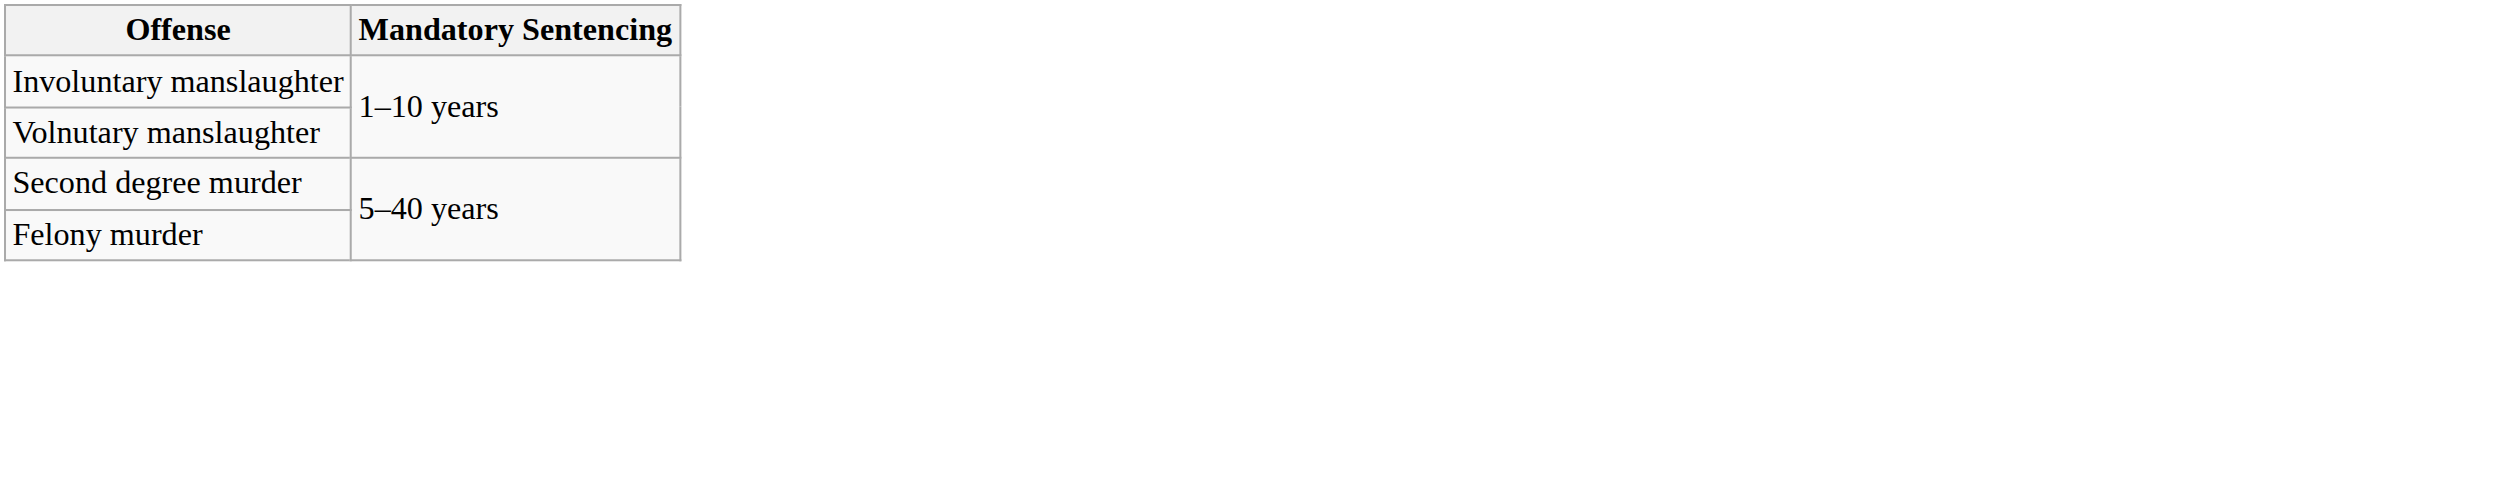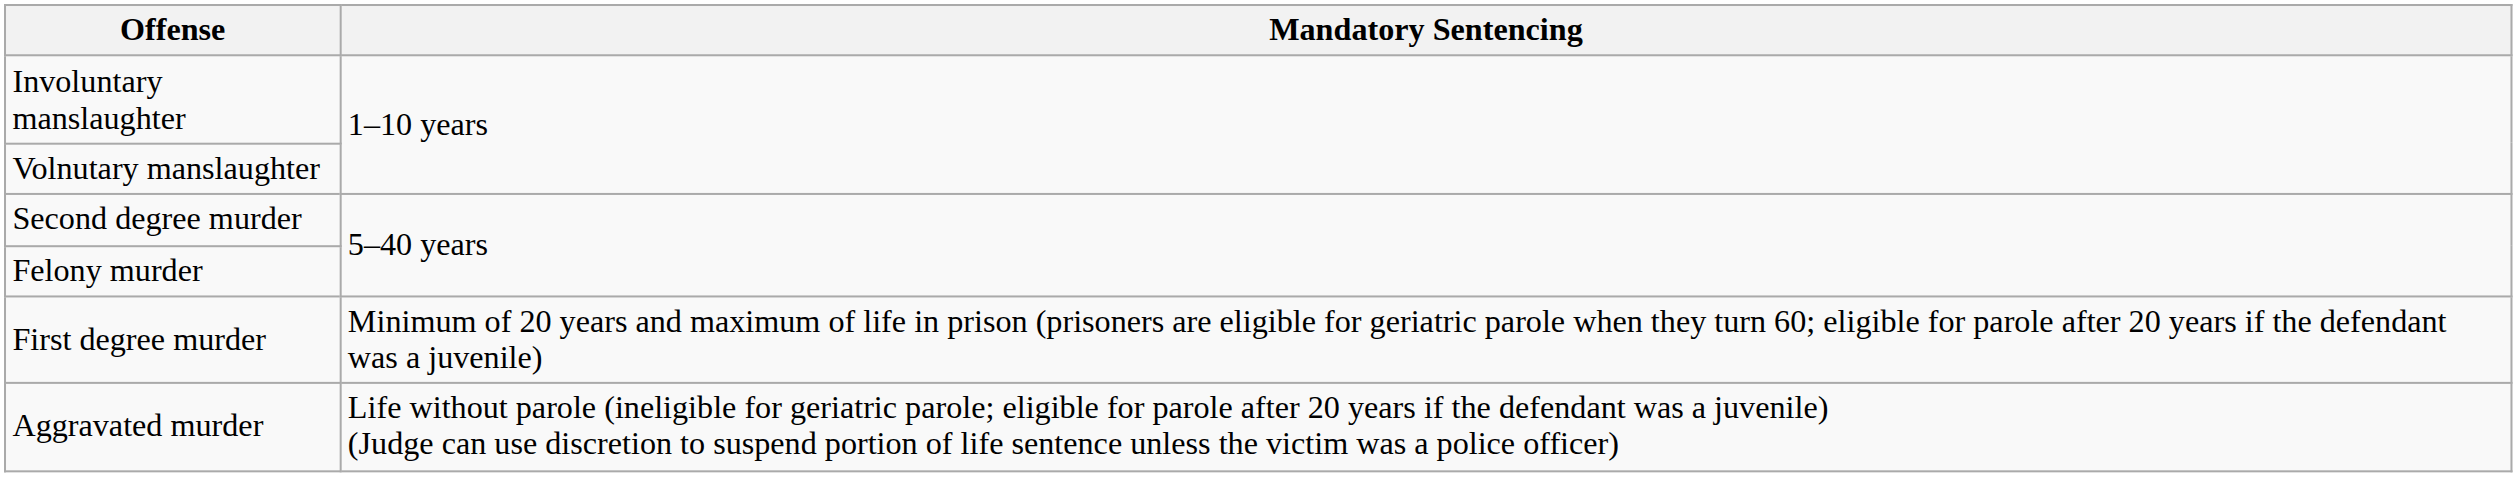+ row: (139, 339)
+ row: (138, 426)
